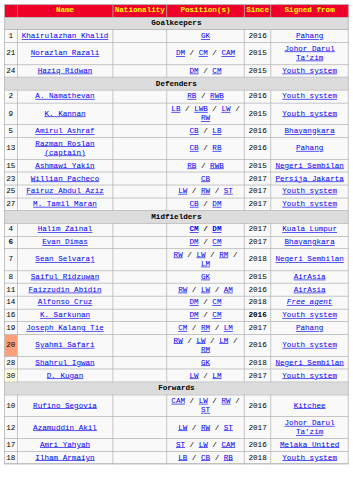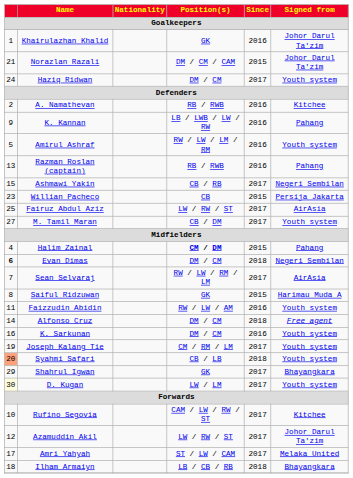(310, 36) Pahang -> (310, 41) Johor Darul Ta'zim
(258, 71) 2015 -> (258, 80) 2017
(310, 96) Youth system -> (310, 105) Kitchee
(258, 113) 2015 -> (258, 123) 2016
(310, 113) Youth system -> (310, 123) Pahang
(206, 131) CB / LB -> (206, 144) RW / LW / LM / RM
(310, 131) Bhayangkara -> (310, 144) Youth system
(206, 148) CB / RB -> (206, 166) RB / RWB
(206, 165) RB / RWB -> (206, 184) CB / RB
(258, 165) 2015 -> (258, 184) 2017
(258, 178) 2017 -> (258, 196) 2015
(310, 191) Youth system -> (310, 209) AirAsia
(258, 229) 2017 -> (258, 248) 2015
(310, 229) Kuala Lumpur -> (310, 248) Pahang
(258, 242) 2017 -> (258, 260) 2018
(310, 242) Bhayangkara -> (310, 260) Negeri Sembilan
(258, 259) 2018 -> (258, 278) 2017
(310, 259) Negeri Sembilan -> (310, 278) AirAsia
(310, 277) AirAsia -> (310, 295) Harimau Muda A
(310, 290) AirAsia -> (310, 308) Youth system
(258, 315) bold -> (258, 333) normal
(310, 328) Pahang -> (310, 346) Youth system
(206, 345) RW / LW / LM / RM -> (206, 359) CB / LB
(258, 345) 2016 -> (258, 359) 2018
(11, 363) 28 -> (11, 372) 29
(258, 363) 2018 -> (258, 372) 2017
(310, 363) Negeri Sembilan -> (310, 372) Bhayangkara
(258, 405) 2016 -> (258, 415) 2017
(258, 445) 2016 -> (258, 454) 2017
(310, 457) Youth system -> (310, 466) Bhayangkara
